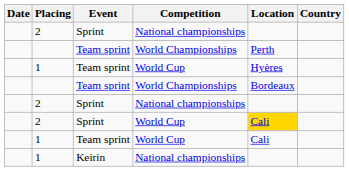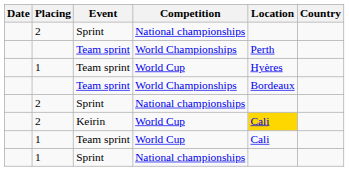(90, 121) Sprint -> (91, 121) Keirin
(91, 157) Keirin -> (90, 157) Sprint
